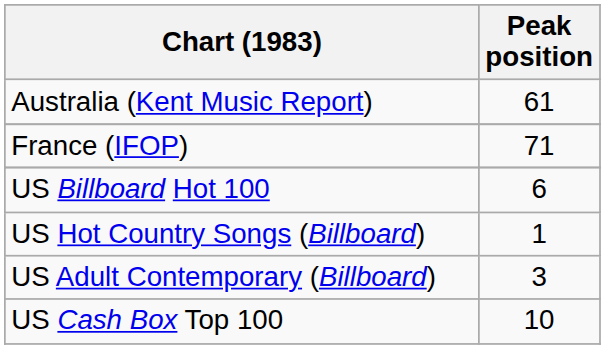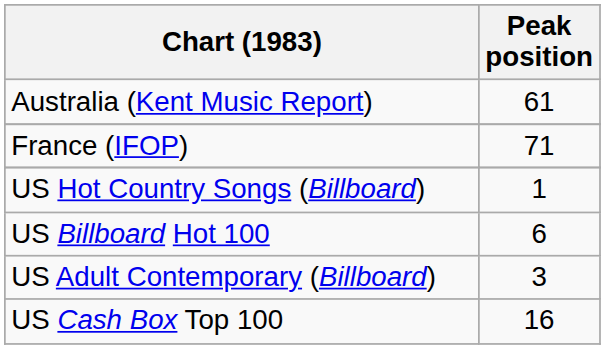rows swapped: (141, 189) <-> (218, 233)
(539, 320) 10 -> (539, 320) 16
